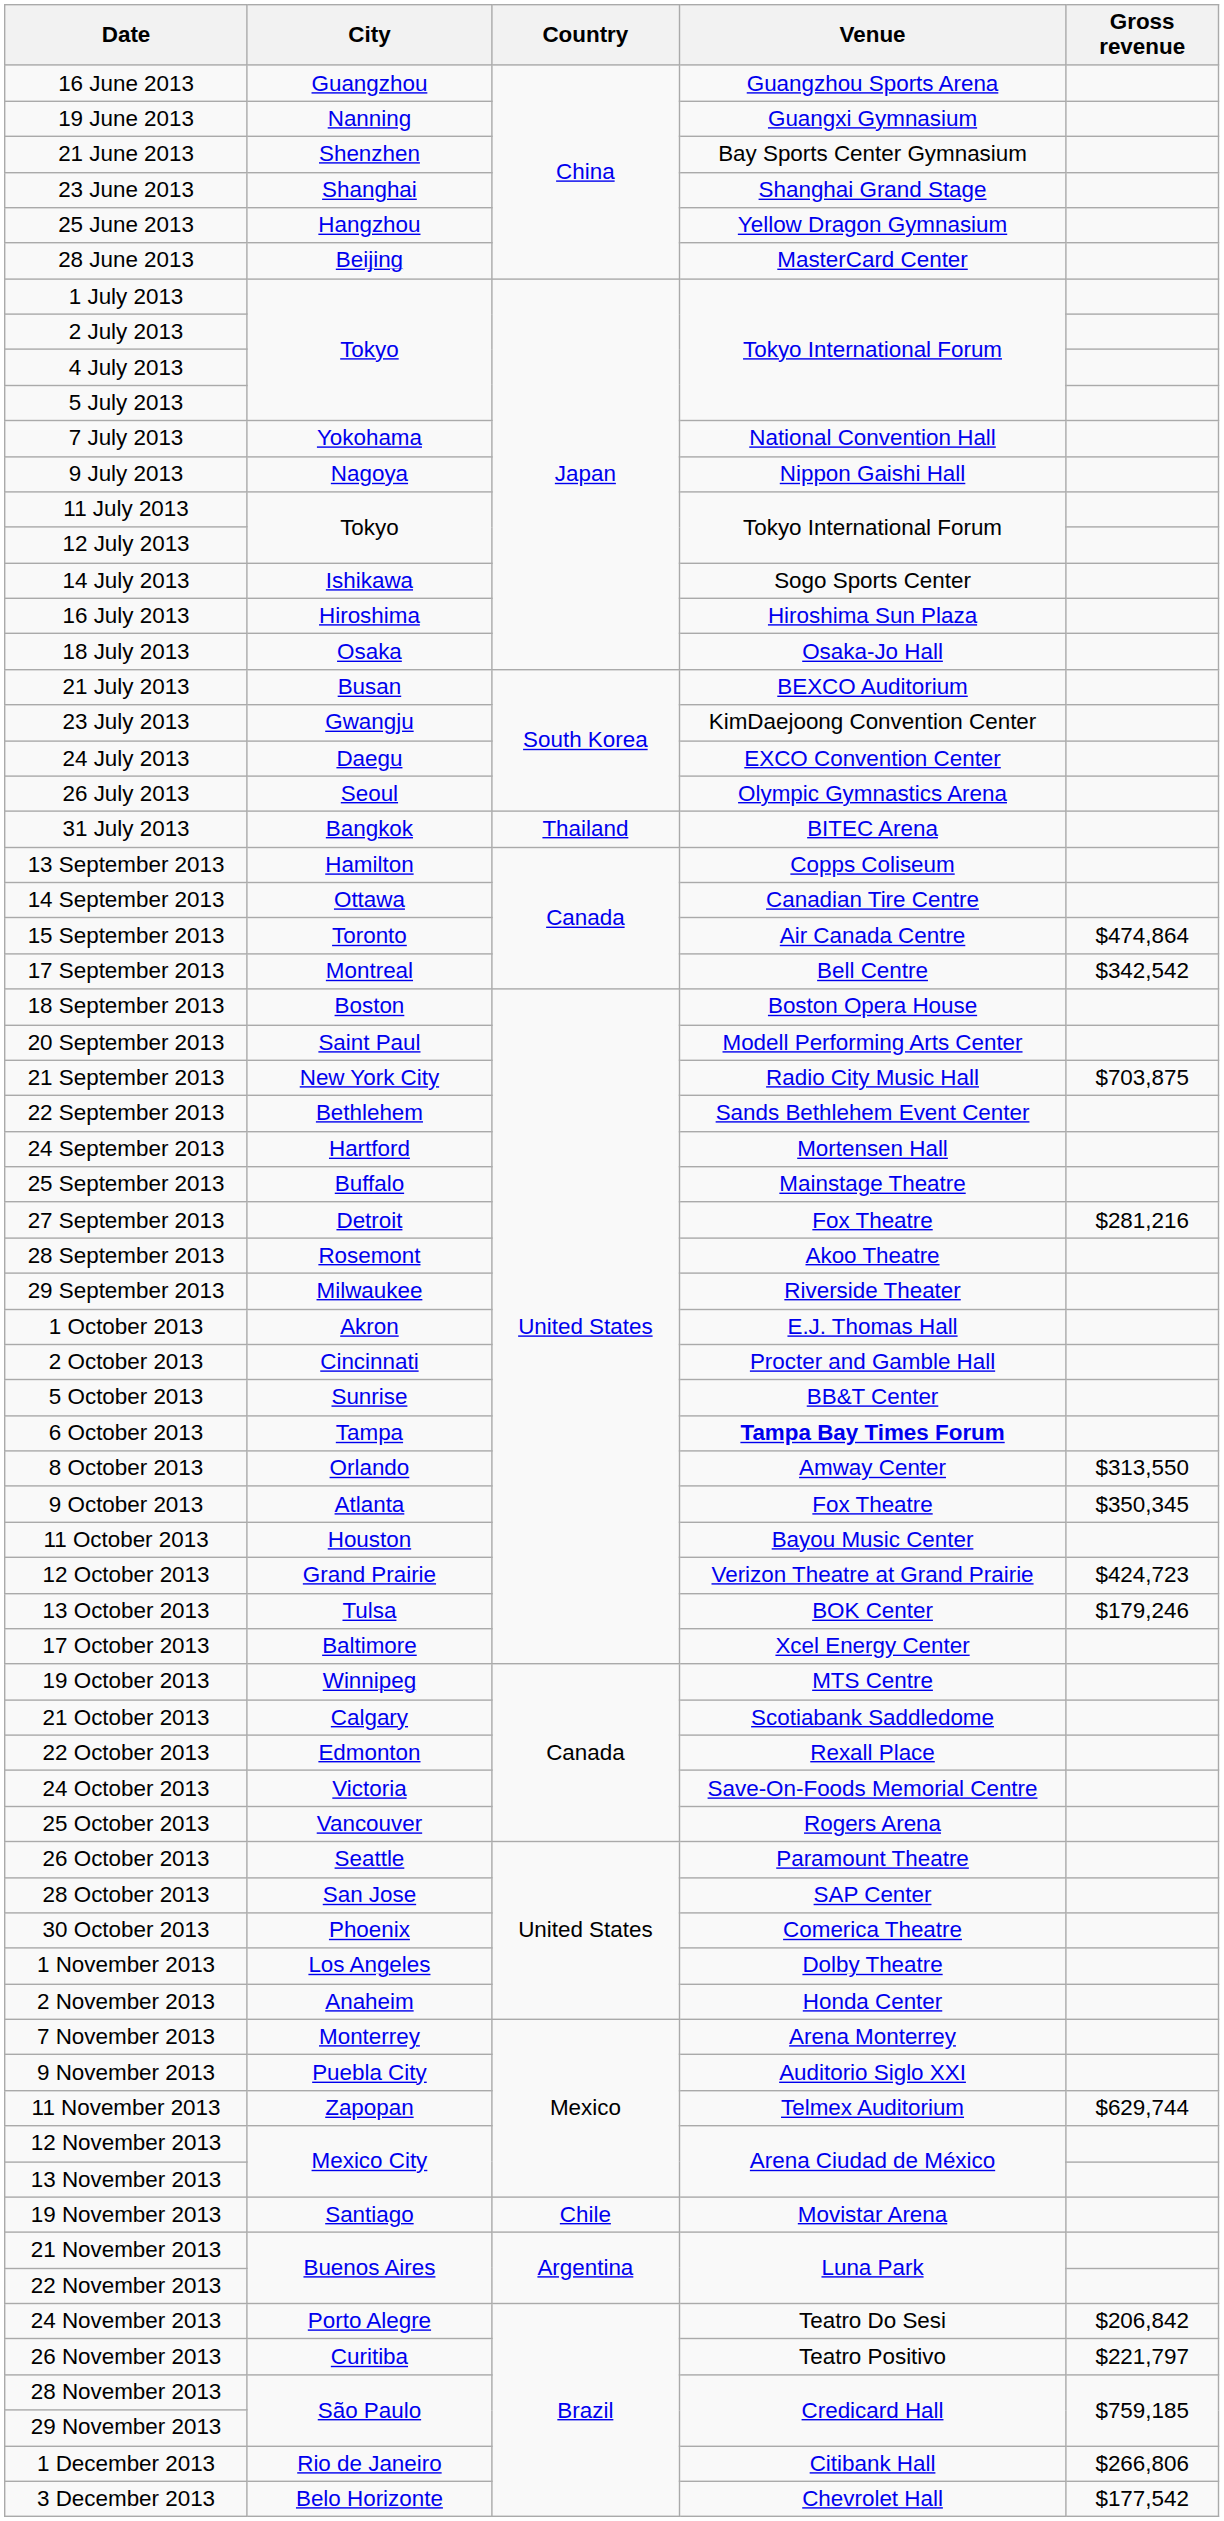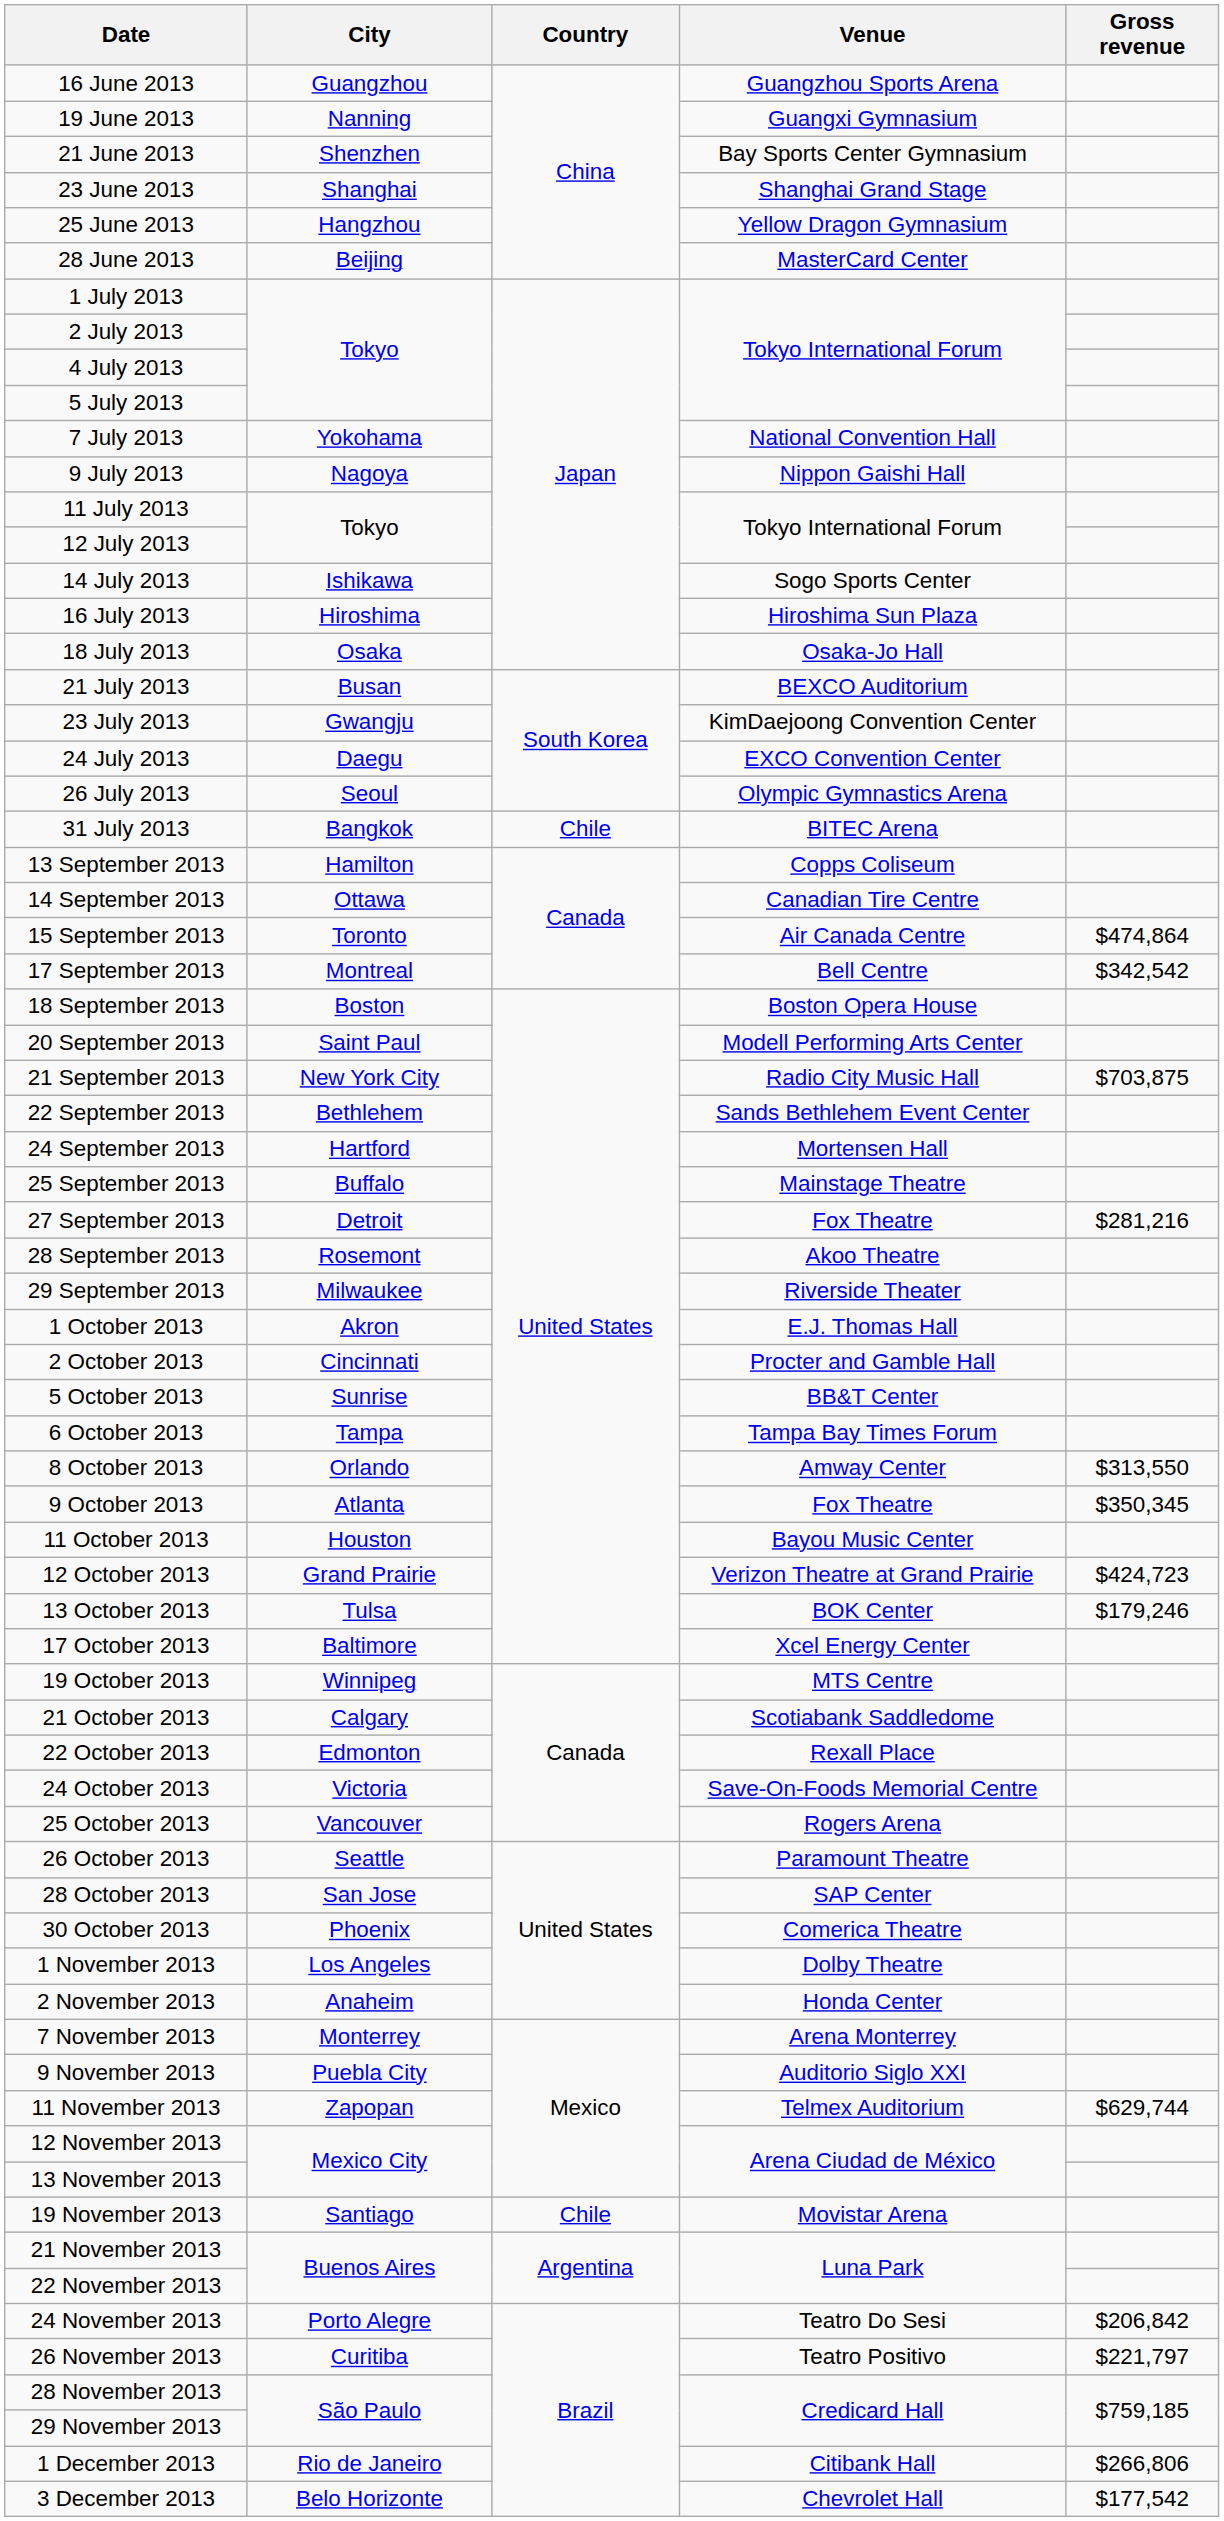(585, 829) Thailand -> (585, 829) Chile
(873, 1432) bold -> (873, 1432) normal
